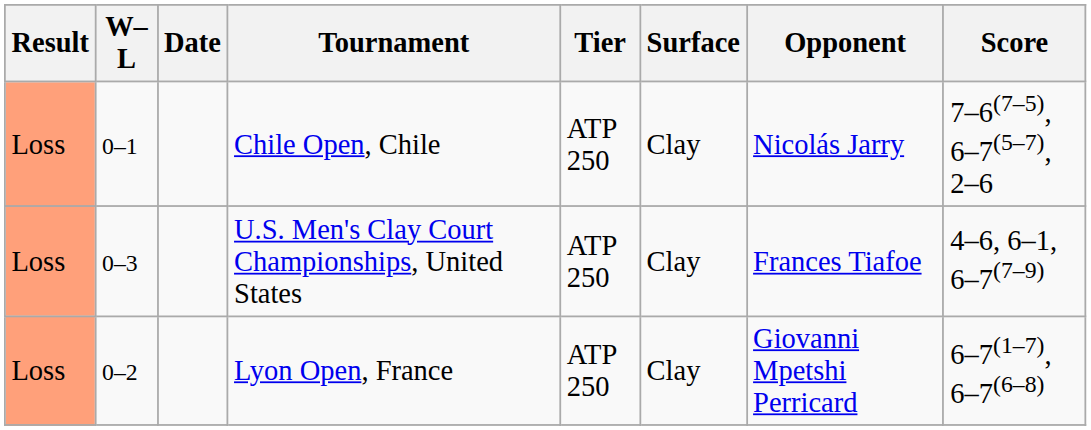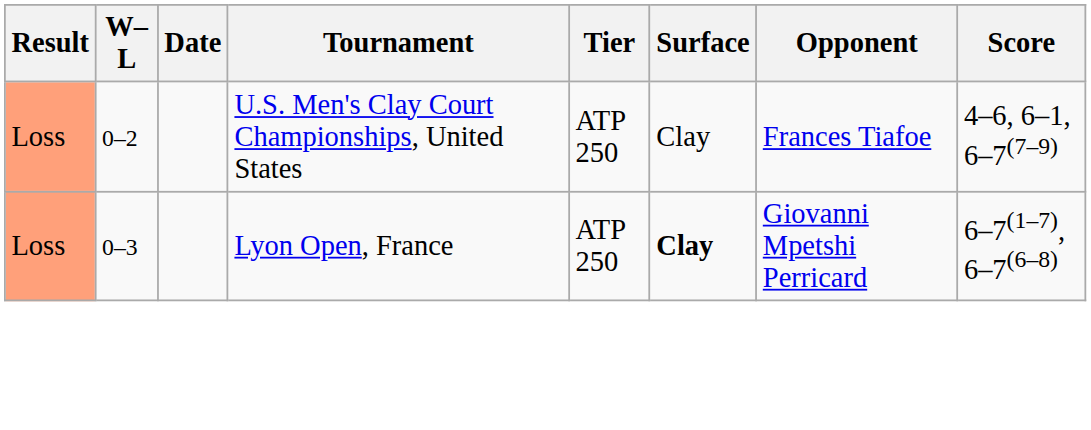- row: (337, 144)
(120, 262) 0–3 -> (120, 138) 0–2
(120, 372) 0–2 -> (120, 247) 0–3
(674, 370) normal -> (685, 245) bold
